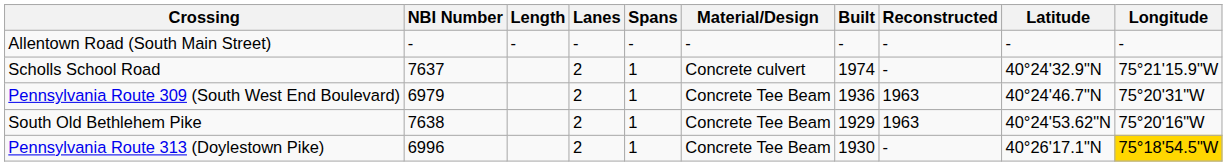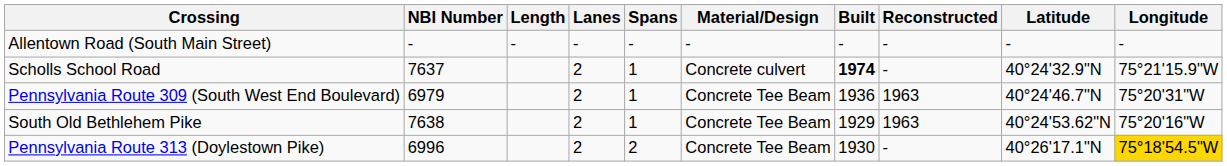(857, 69) normal -> (857, 69) bold
(633, 148) 1 -> (633, 148) 2
